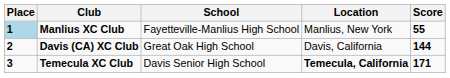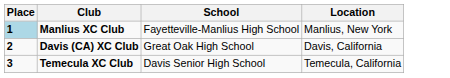- column: (428, 13)
(356, 64) bold -> (353, 64) normal
